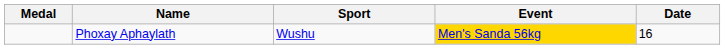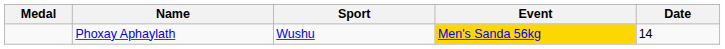(646, 34) 16 -> (646, 34) 14
